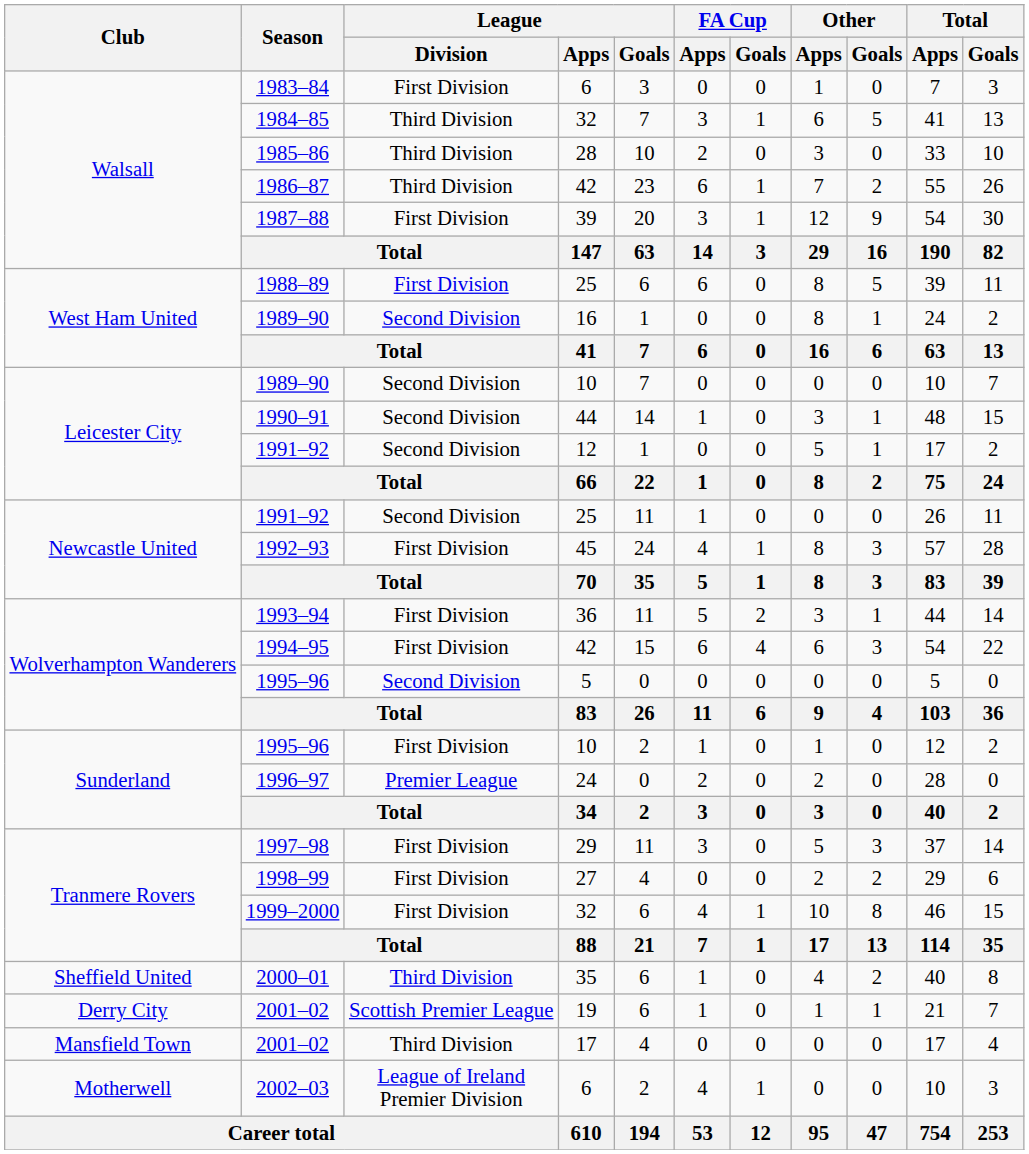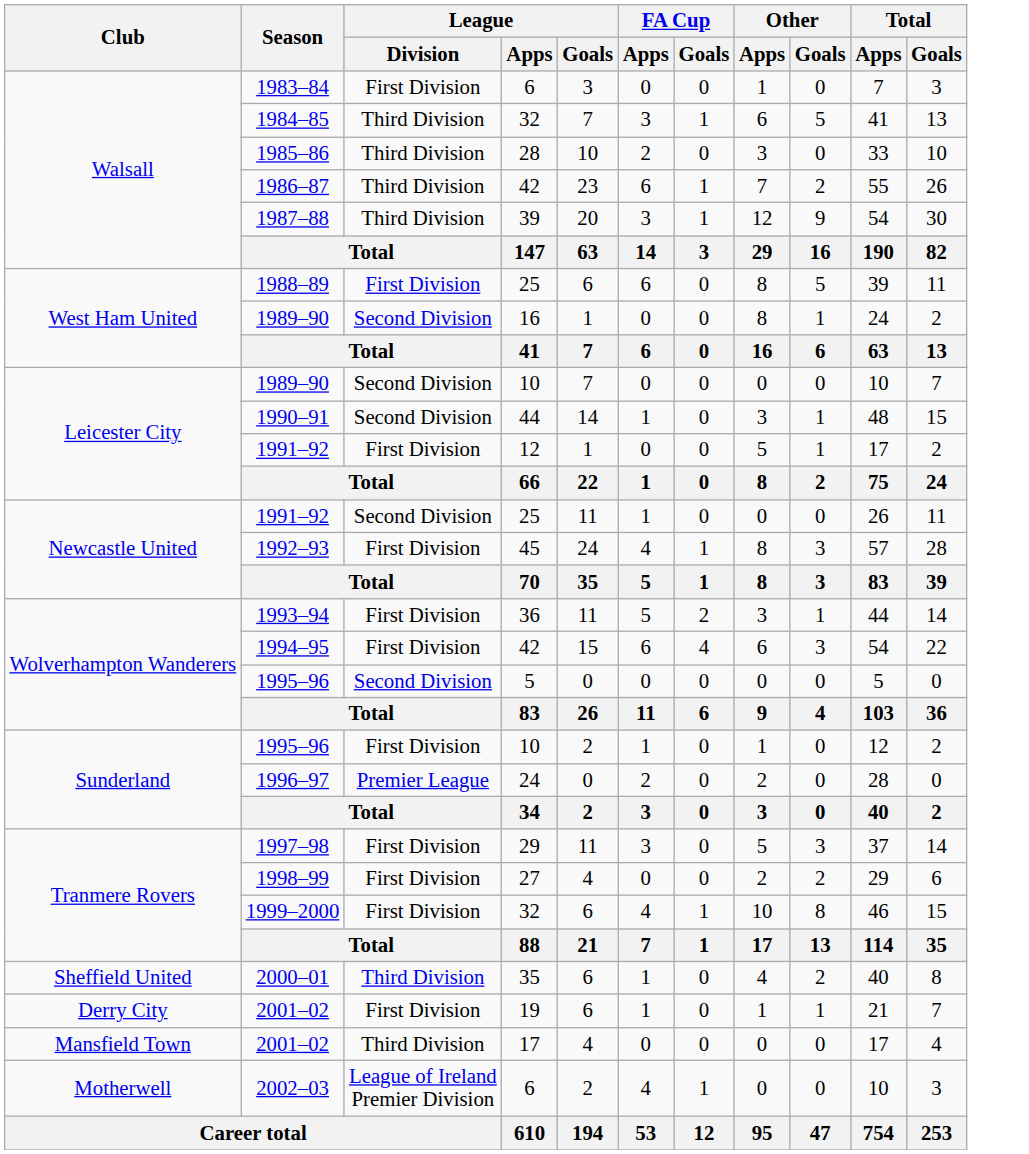(451, 218) First Division -> (423, 218) Third Division
(451, 449) Second Division -> (423, 449) First Division
(451, 1010) Scottish Premier League -> (423, 1010) First Division
